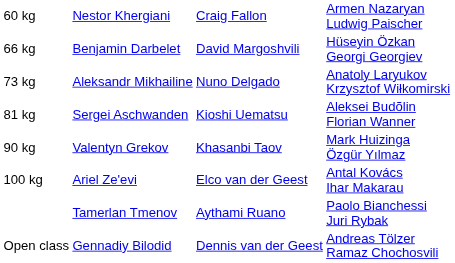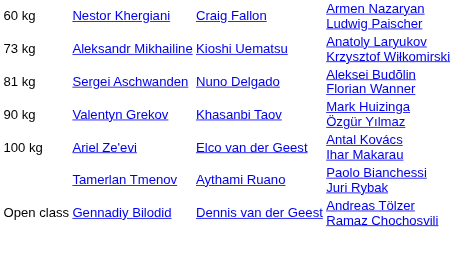- row: (20, 49)
(238, 81) Nuno Delgado -> (242, 49) Kioshi Uematsu
(242, 114) Kioshi Uematsu -> (238, 81) Nuno Delgado
